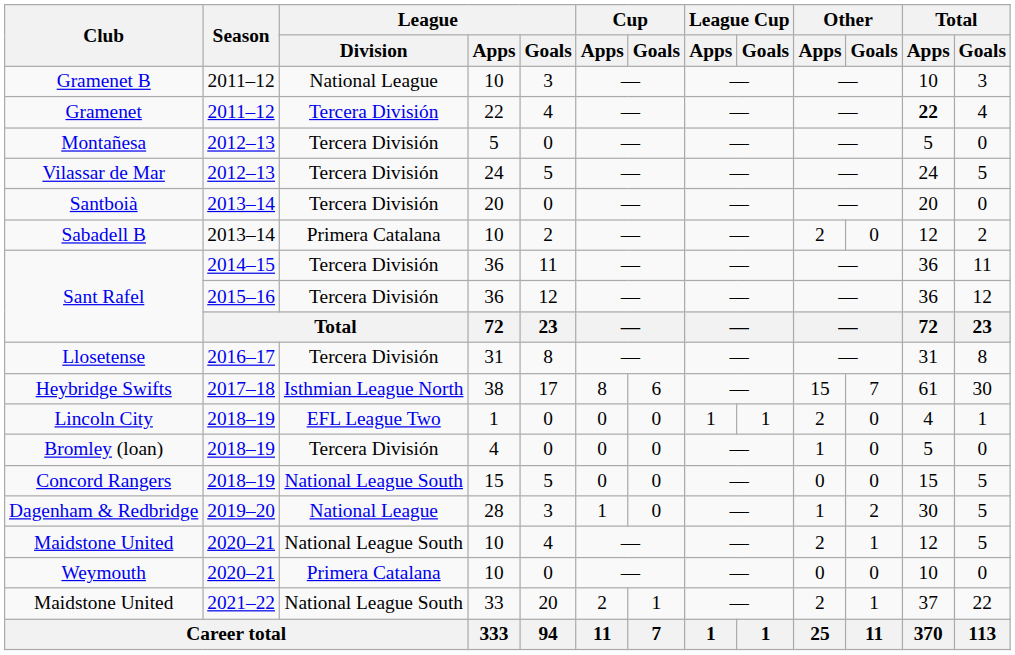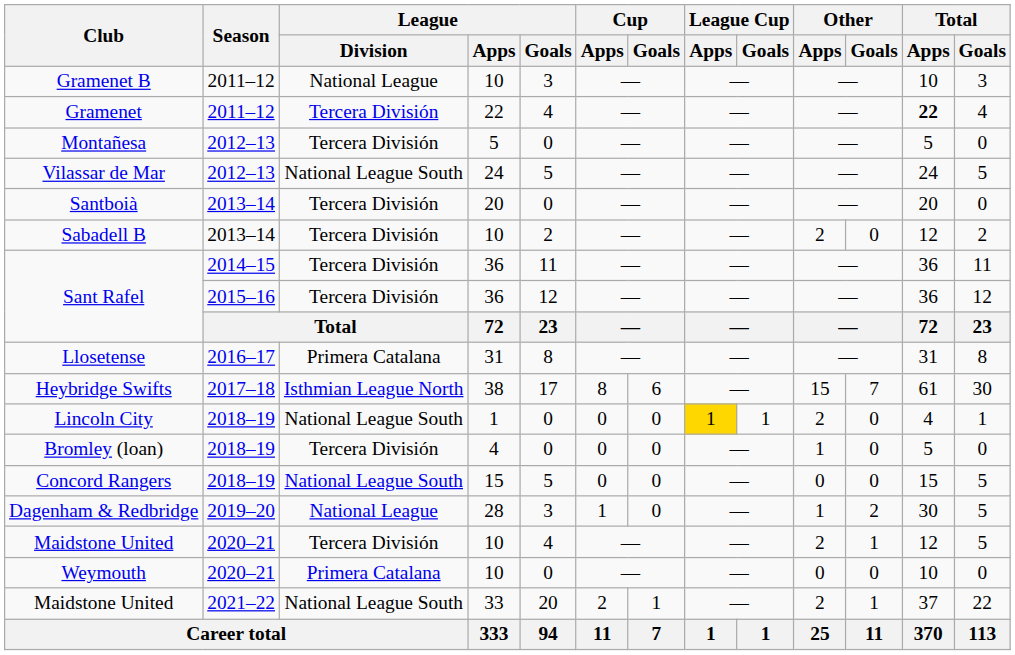(374, 173) Tercera División -> (374, 173) National League South
(374, 234) Primera Catalana -> (374, 234) Tercera División
(374, 357) Tercera División -> (374, 357) Primera Catalana
(374, 419) EFL League Two -> (374, 419) National League South
(711, 419) no background -> (711, 419) gold background
(374, 541) National League South -> (374, 541) Tercera División
